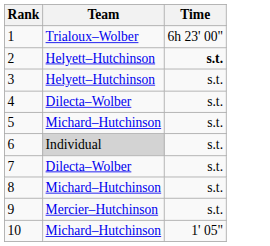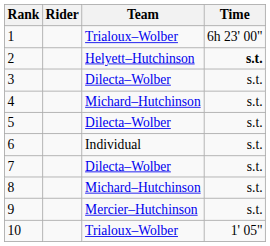+ column: (62, 15)
(100, 79) Helyett–Hutchinson -> (128, 79) Dilecta–Wolber
(88, 101) Dilecta–Wolber -> (143, 101) Michard–Hutchinson
(103, 123) Michard–Hutchinson -> (128, 123) Dilecta–Wolber
(74, 144) lightgrey background -> (113, 144) no background
(103, 230) Michard–Hutchinson -> (132, 230) Trialoux–Wolber
